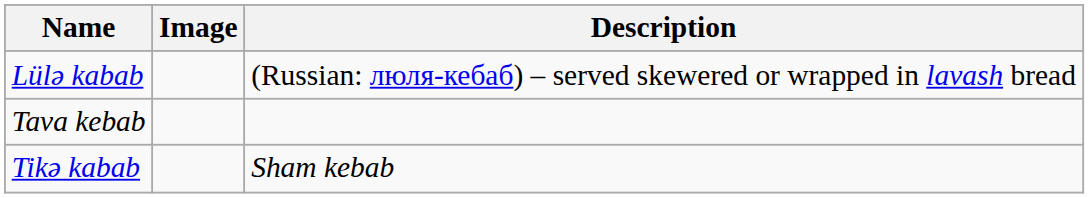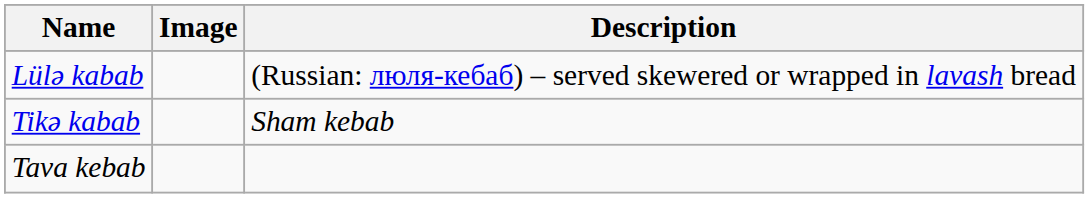rows swapped: (76, 167) <-> (79, 121)
